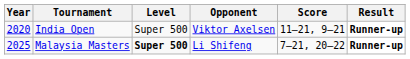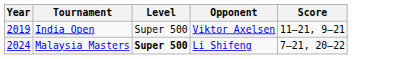- column: (376, 12)
(19, 29) 2020 -> (19, 29) 2019
(19, 45) 2025 -> (19, 45) 2024
